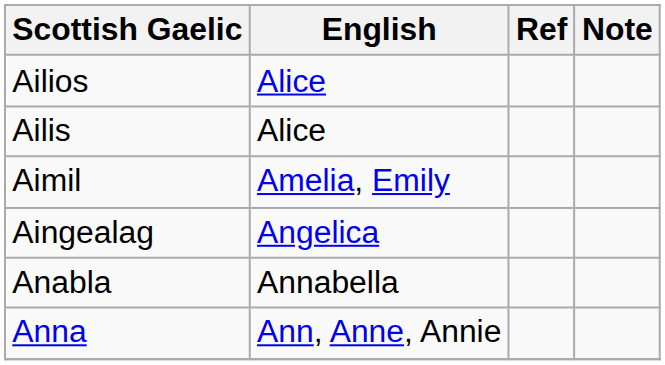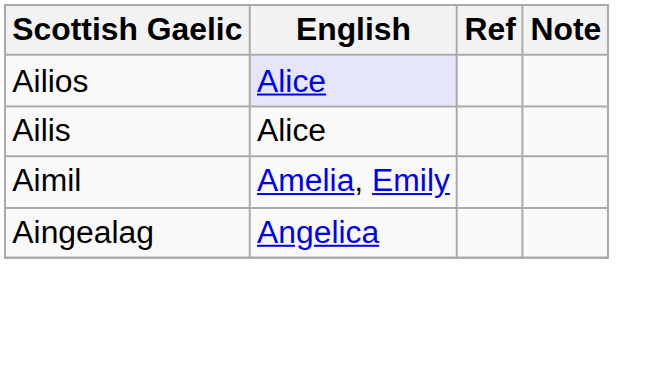(292, 80) no background -> (292, 80) lavender background
- row: (62, 282)
- row: (50, 332)
